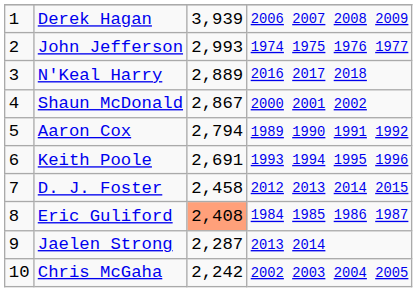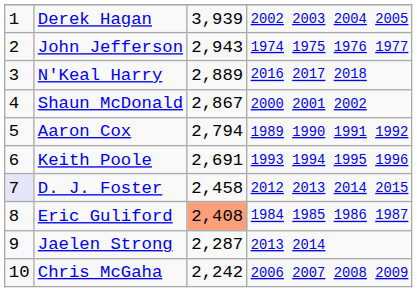(330, 19) 2006 2007 2008 2009 -> (330, 19) 2002 2003 2004 2005
(217, 47) 2,993 -> (217, 47) 2,943
(14, 188) no background -> (14, 188) lavender background
(330, 272) 2002 2003 2004 2005 -> (330, 272) 2006 2007 2008 2009
